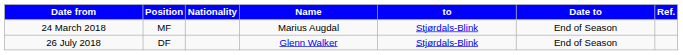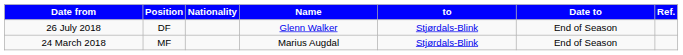rows swapped: (74, 28) <-> (74, 43)
